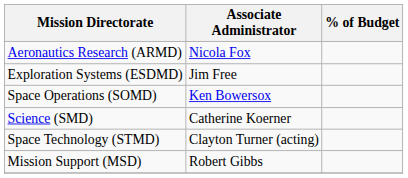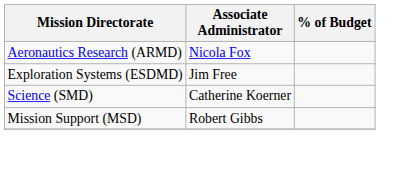- row: (82, 96)
- row: (83, 140)
